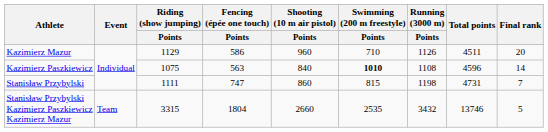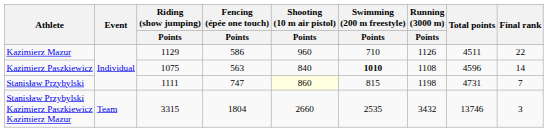(520, 52) 20 -> (520, 52) 22
(305, 83) no background -> (305, 83) lightyellow background
(520, 109) 5 -> (520, 109) 3
